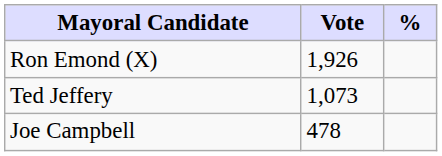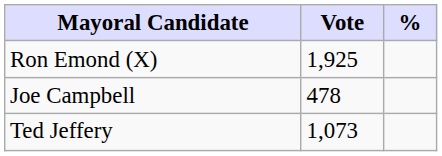(332, 58) 1,926 -> (332, 58) 1,925
rows swapped: (61, 95) <-> (73, 131)
